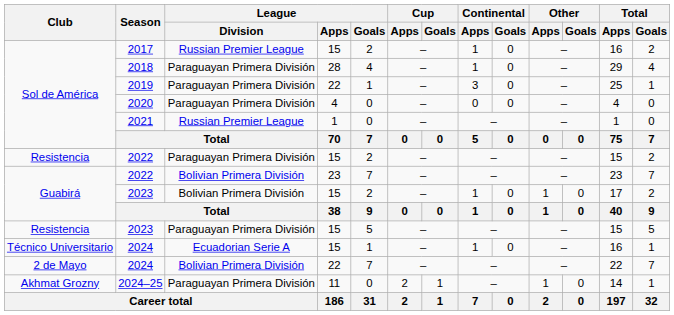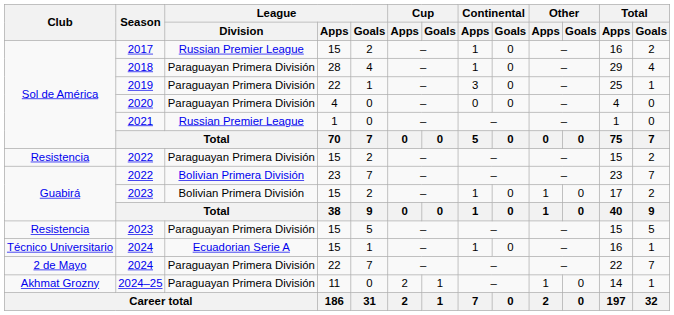(241, 265) Bolivian Primera División -> (241, 265) Paraguayan Primera División
